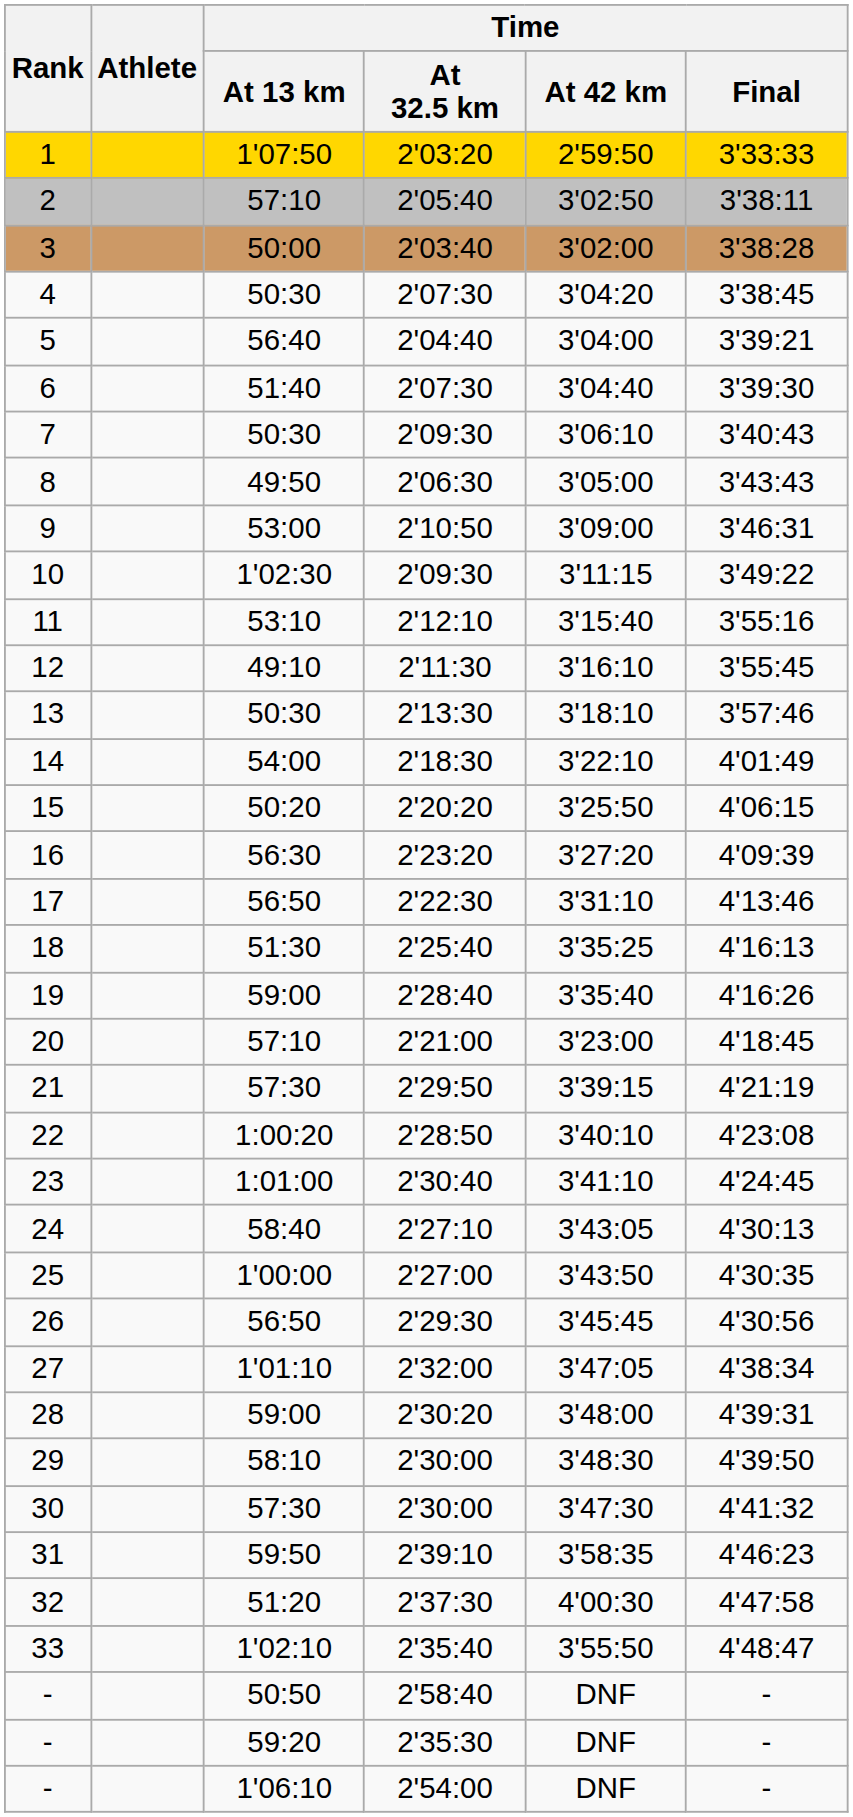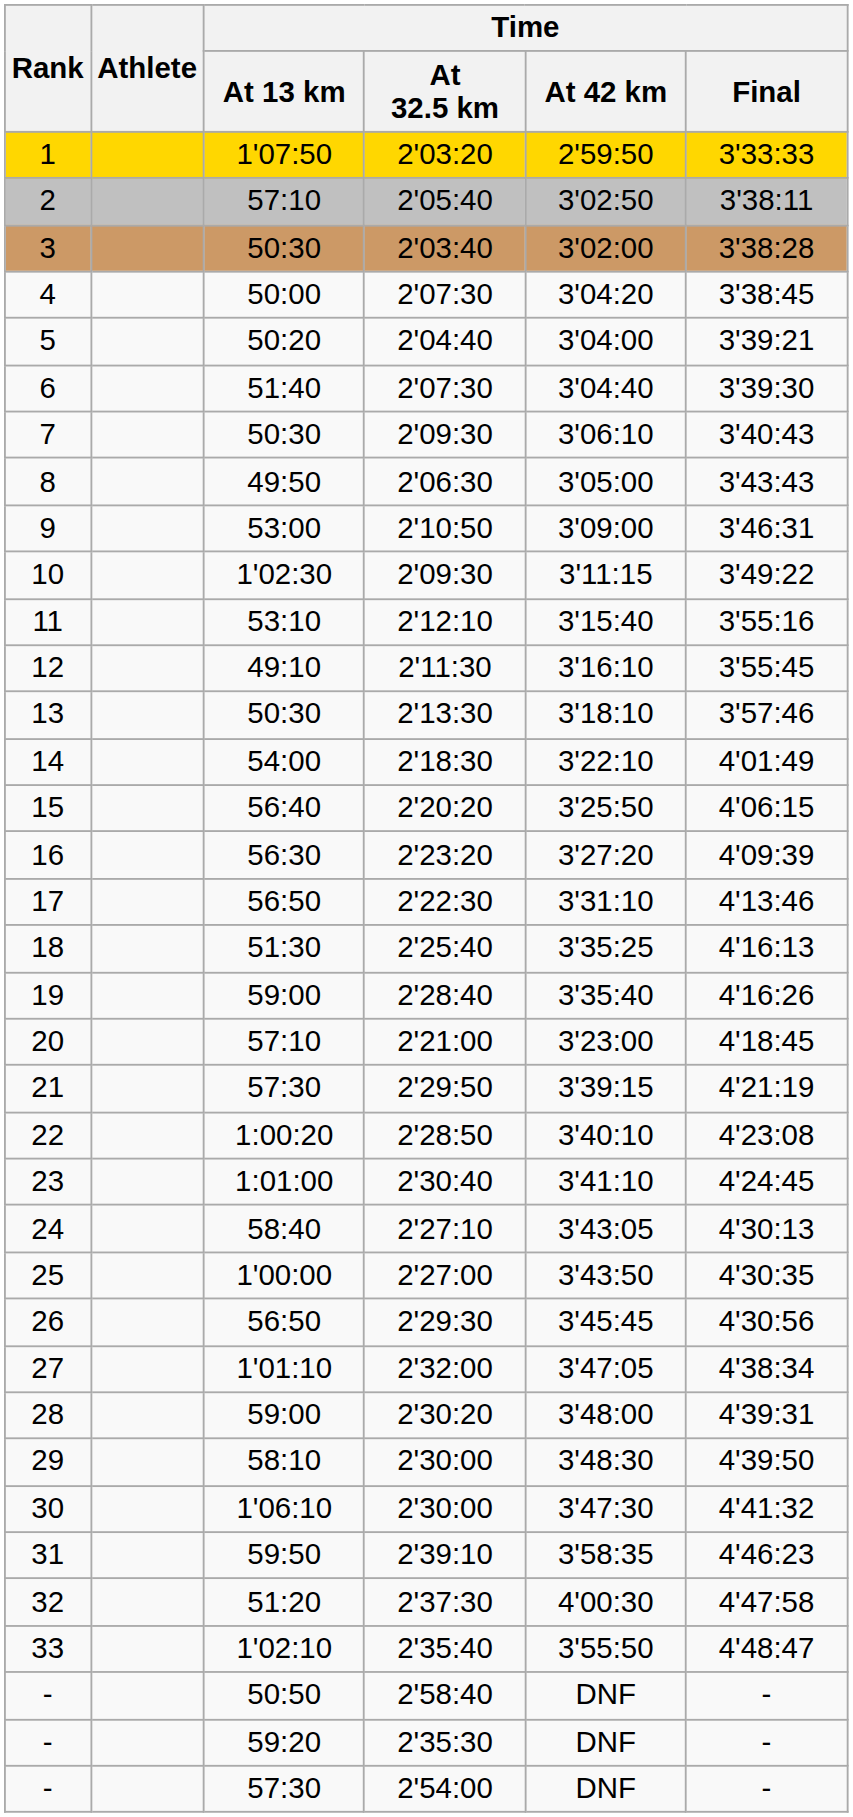(284, 247) 50:00 -> (284, 247) 50:30
(284, 294) 50:30 -> (284, 294) 50:00
(284, 341) 56:40 -> (284, 341) 50:20
(284, 808) 50:20 -> (284, 808) 56:40
(284, 1508) 57:30 -> (284, 1508) 1'06:10
(284, 1788) 1'06:10 -> (284, 1788) 57:30
